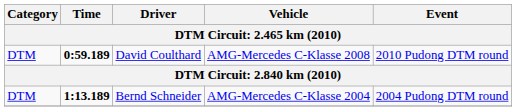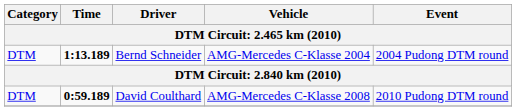rows swapped: (158, 55) <-> (158, 95)
